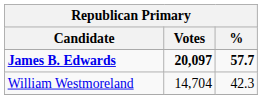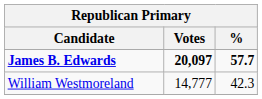(193, 83) 14,704 -> (193, 83) 14,777
